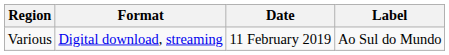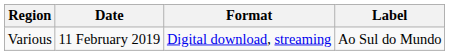columns swapped: (280, 15) <-> (141, 15)
